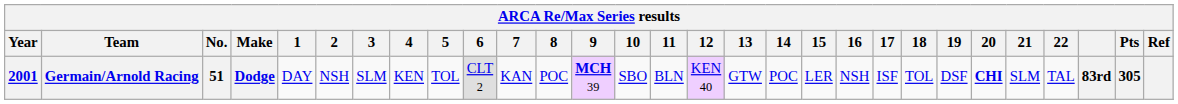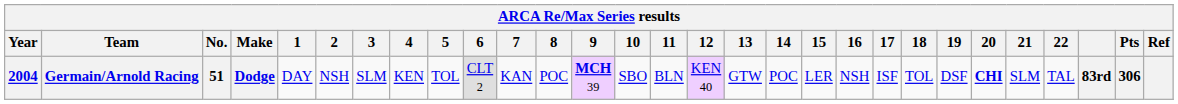(23, 77) 2001 -> (23, 77) 2004
(1129, 77) 305 -> (1129, 77) 306
